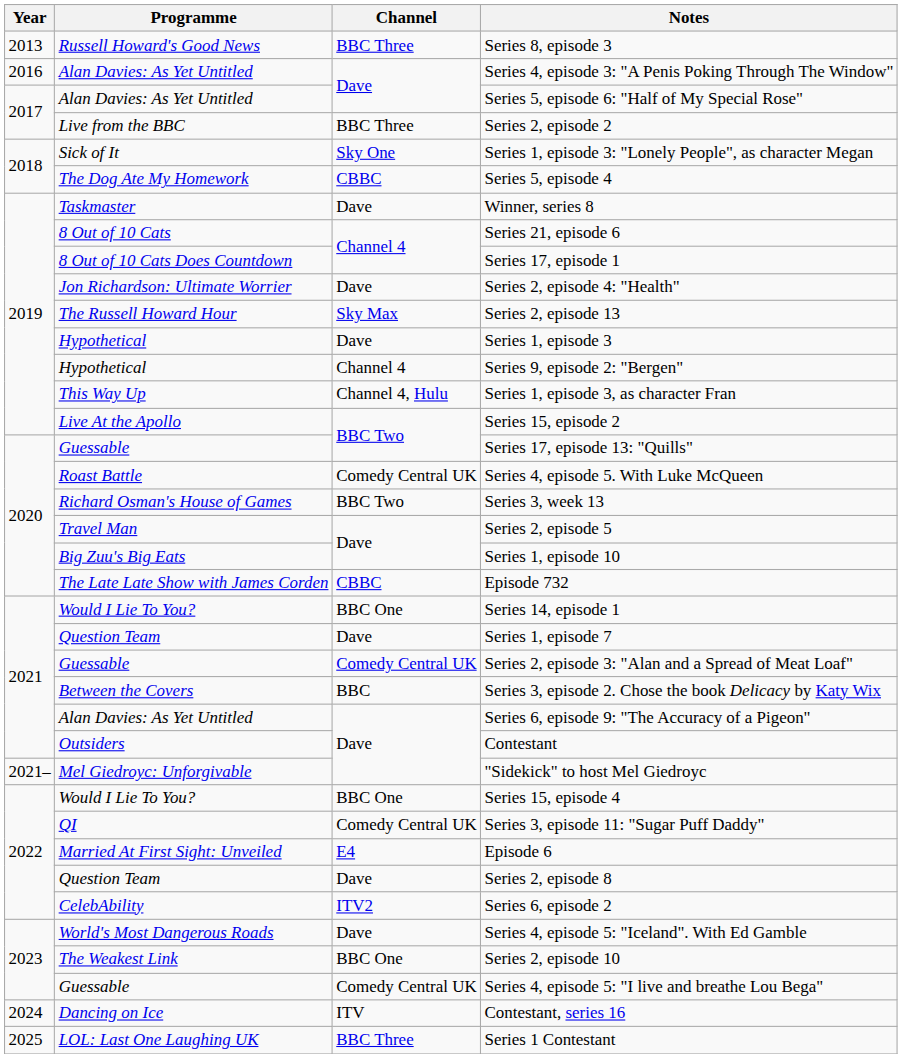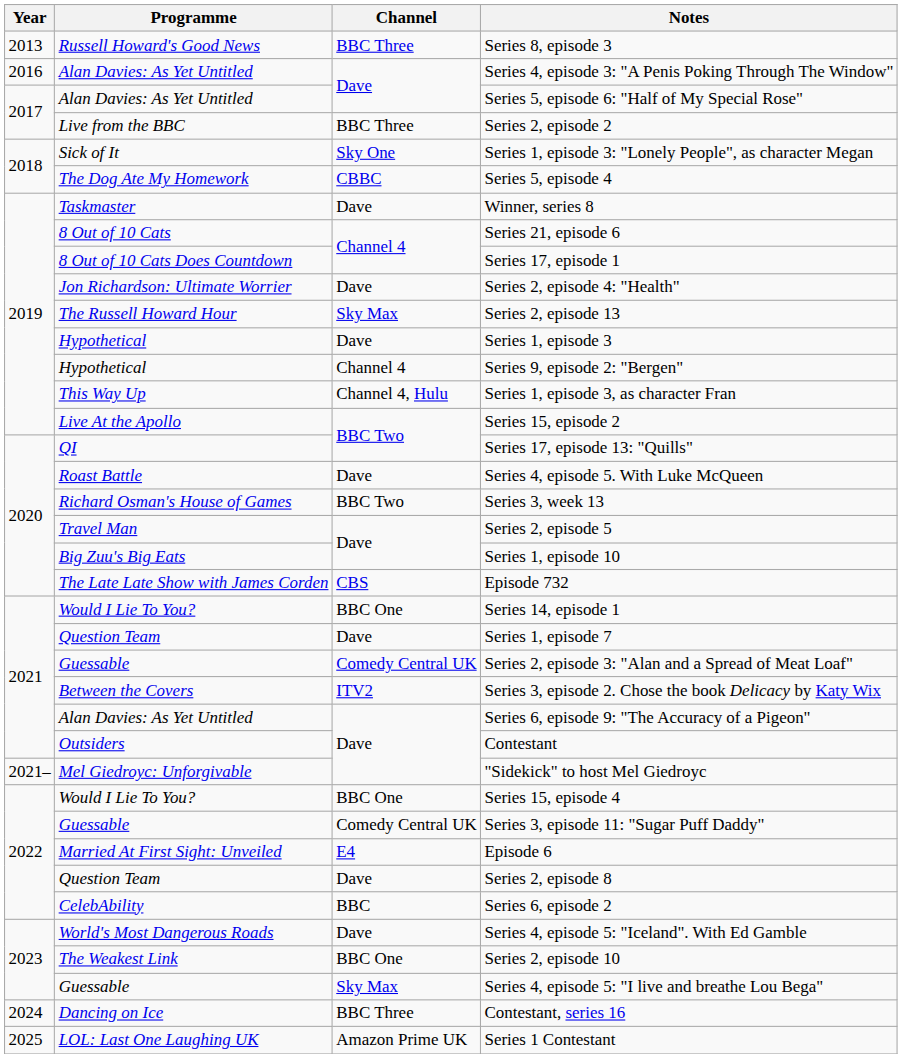(94, 448) Guessable -> (68, 448) QI
(406, 475) Comedy Central UK -> (354, 475) Dave
(359, 582) CBBC -> (352, 582) CBS
(353, 690) BBC -> (355, 690) ITV2
(68, 824) QI -> (94, 824) Guessable
(355, 905) ITV2 -> (353, 905) BBC
(406, 986) Comedy Central UK -> (367, 986) Sky Max
(350, 1013) ITV -> (375, 1013) BBC Three
(375, 1040) BBC Three -> (402, 1040) Amazon Prime UK
